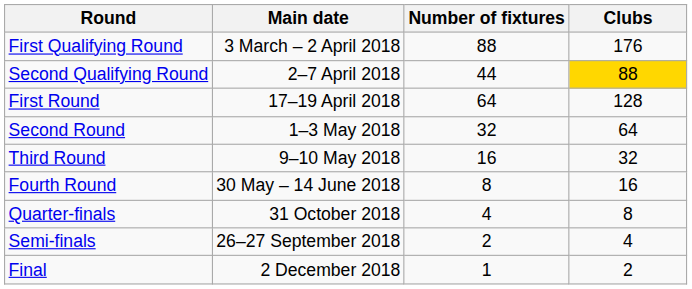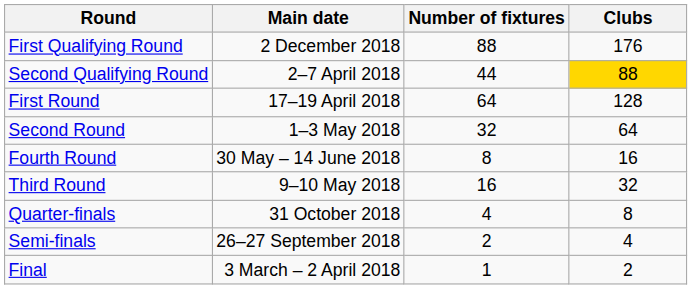(312, 46) 3 March – 2 April 2018 -> (330, 46) 2 December 2018
rows swapped: (57, 158) <-> (62, 185)
(330, 269) 2 December 2018 -> (312, 269) 3 March – 2 April 2018
